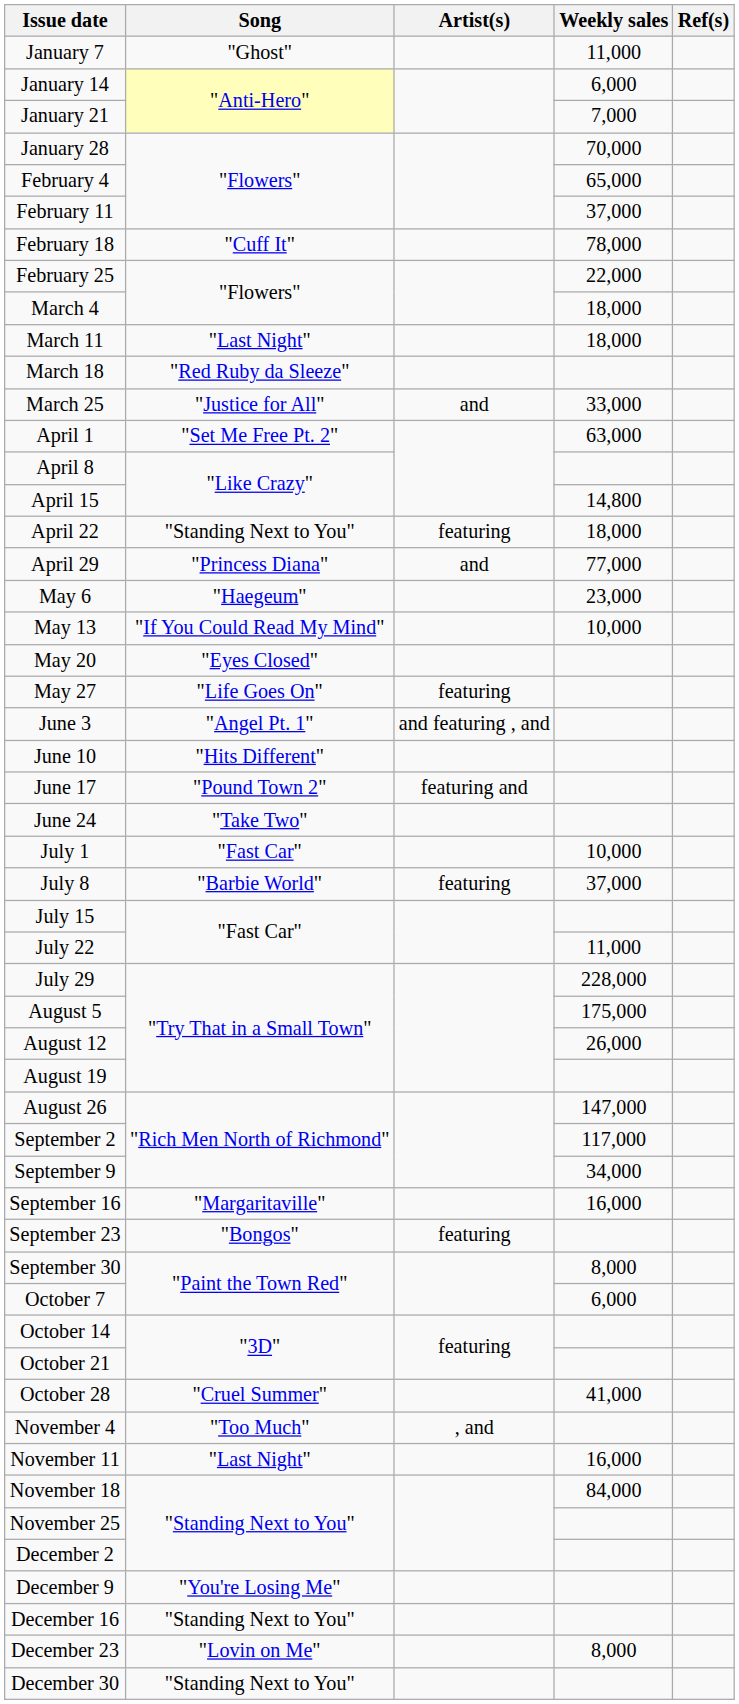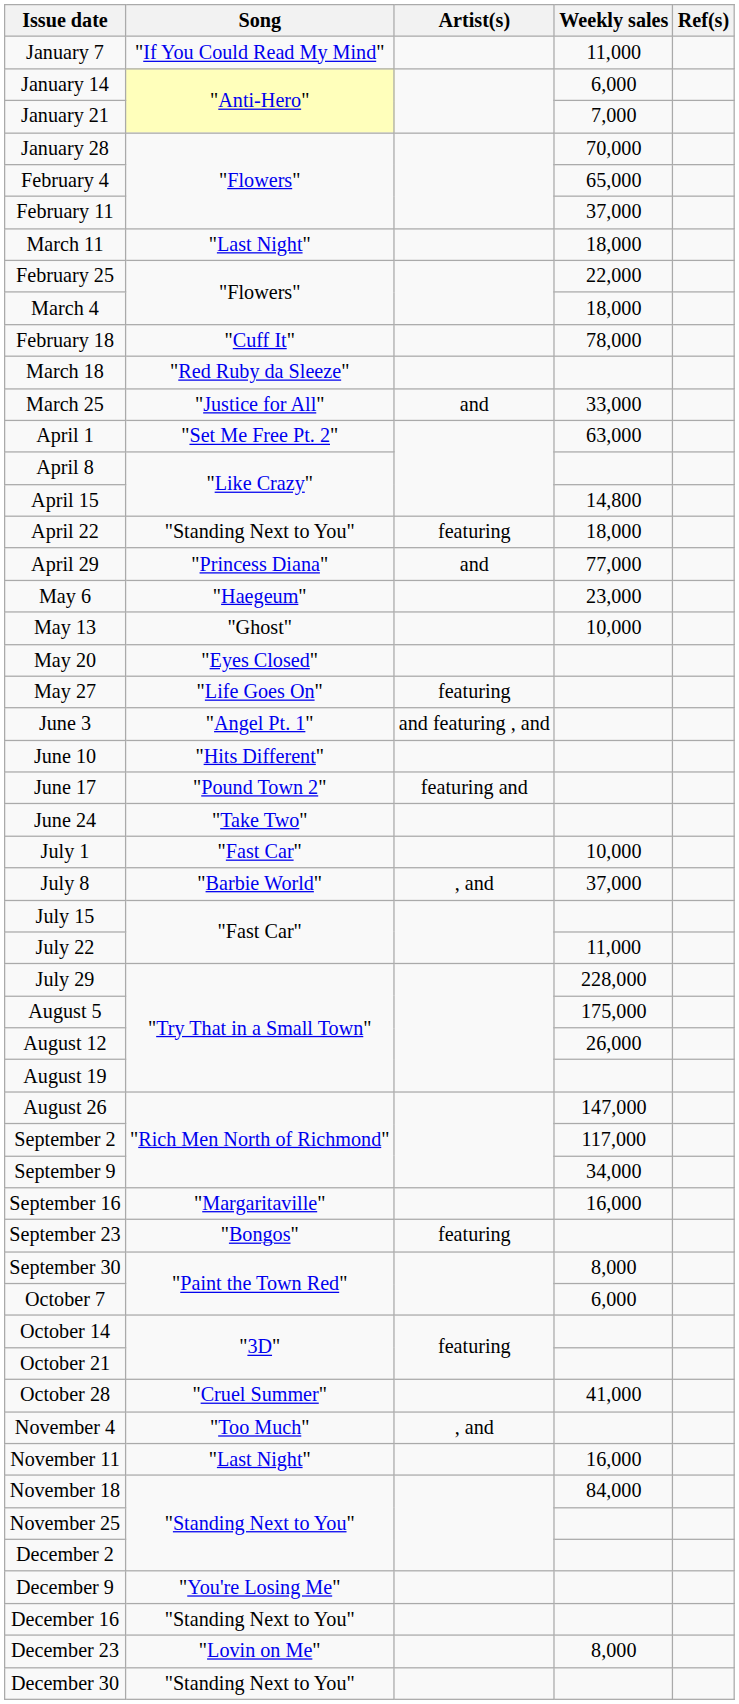(260, 52) "Ghost" -> (260, 52) "If You Could Read My Mind"
rows swapped: (65, 244) <-> (65, 340)
(260, 627) "If You Could Read My Mind" -> (260, 627) "Ghost"
(474, 883) featuring -> (474, 883) , and
